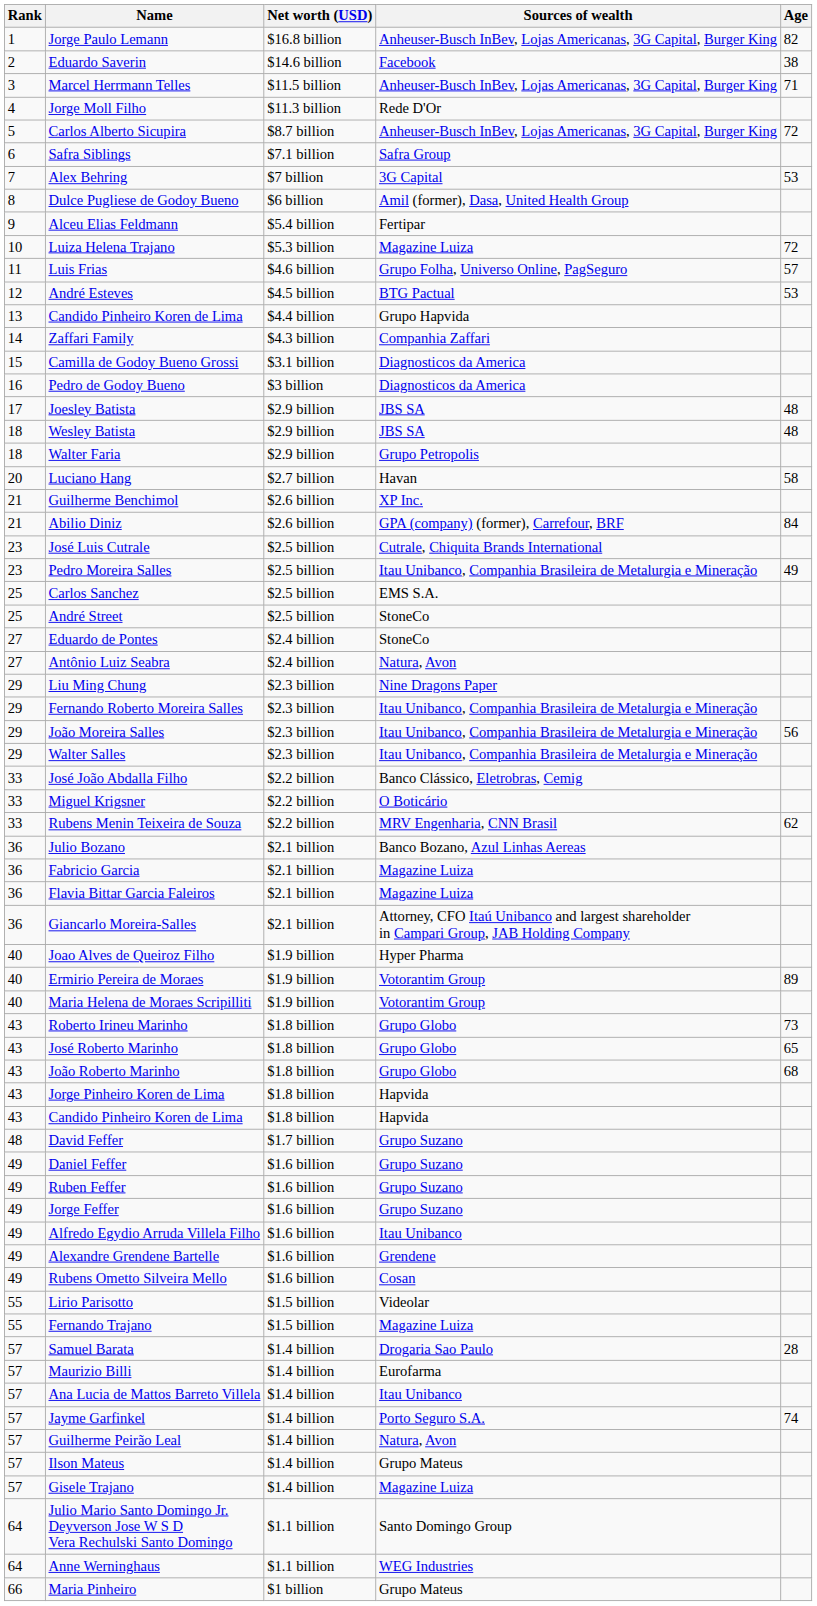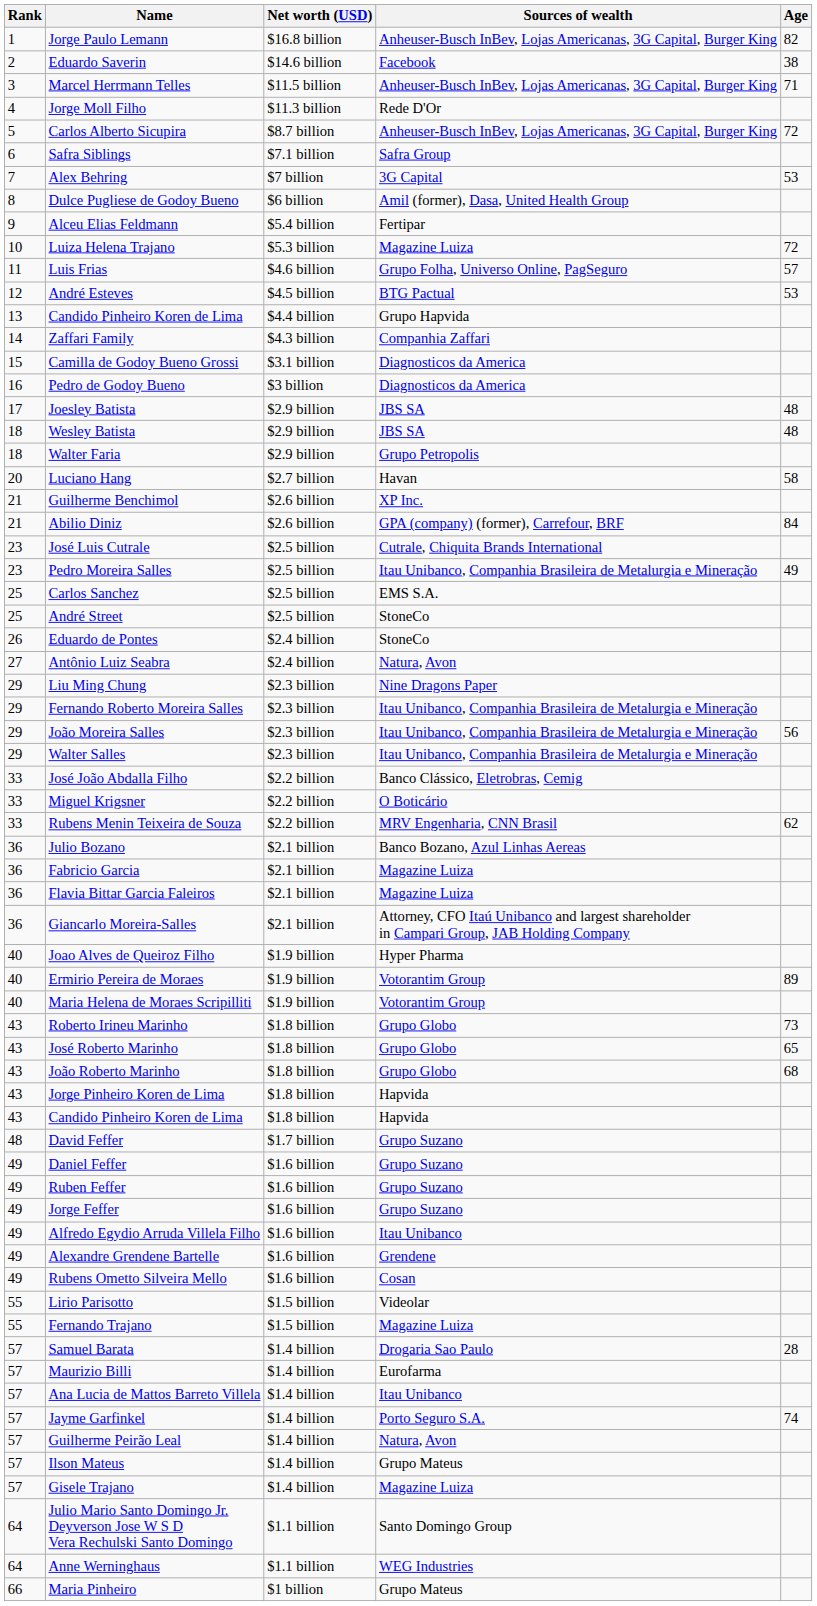(15, 639) 27 -> (15, 639) 26
